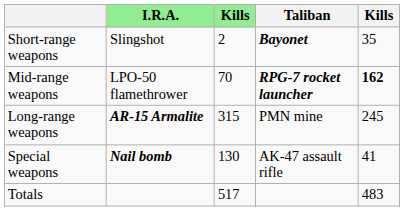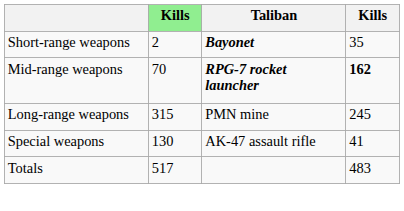- column: (161, 15)
